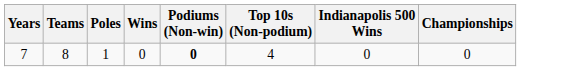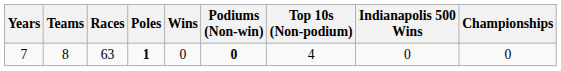+ column: (108, 24)
(106, 54) normal -> (146, 54) bold
